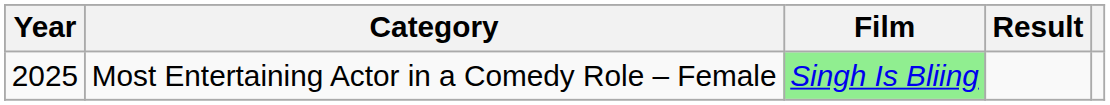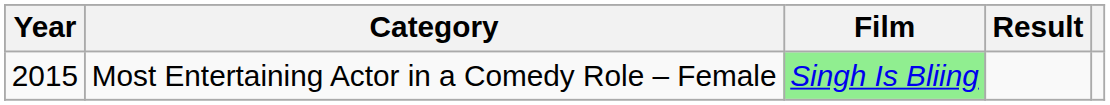(45, 75) 2025 -> (45, 75) 2015
